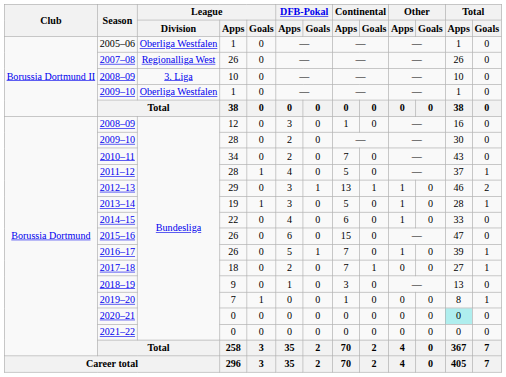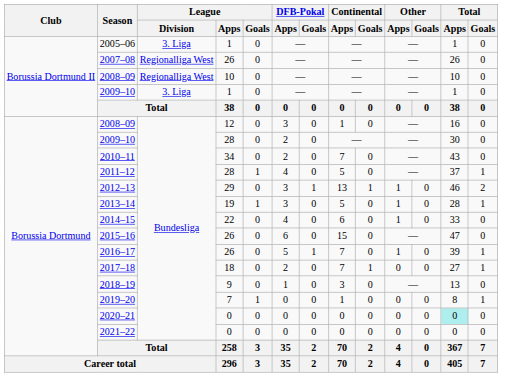(179, 44) Oberliga Westfalen -> (177, 44) 3. Liga
(179, 76) 3. Liga -> (177, 76) Regionalliga West
(179, 92) Oberliga Westfalen -> (177, 92) 3. Liga
